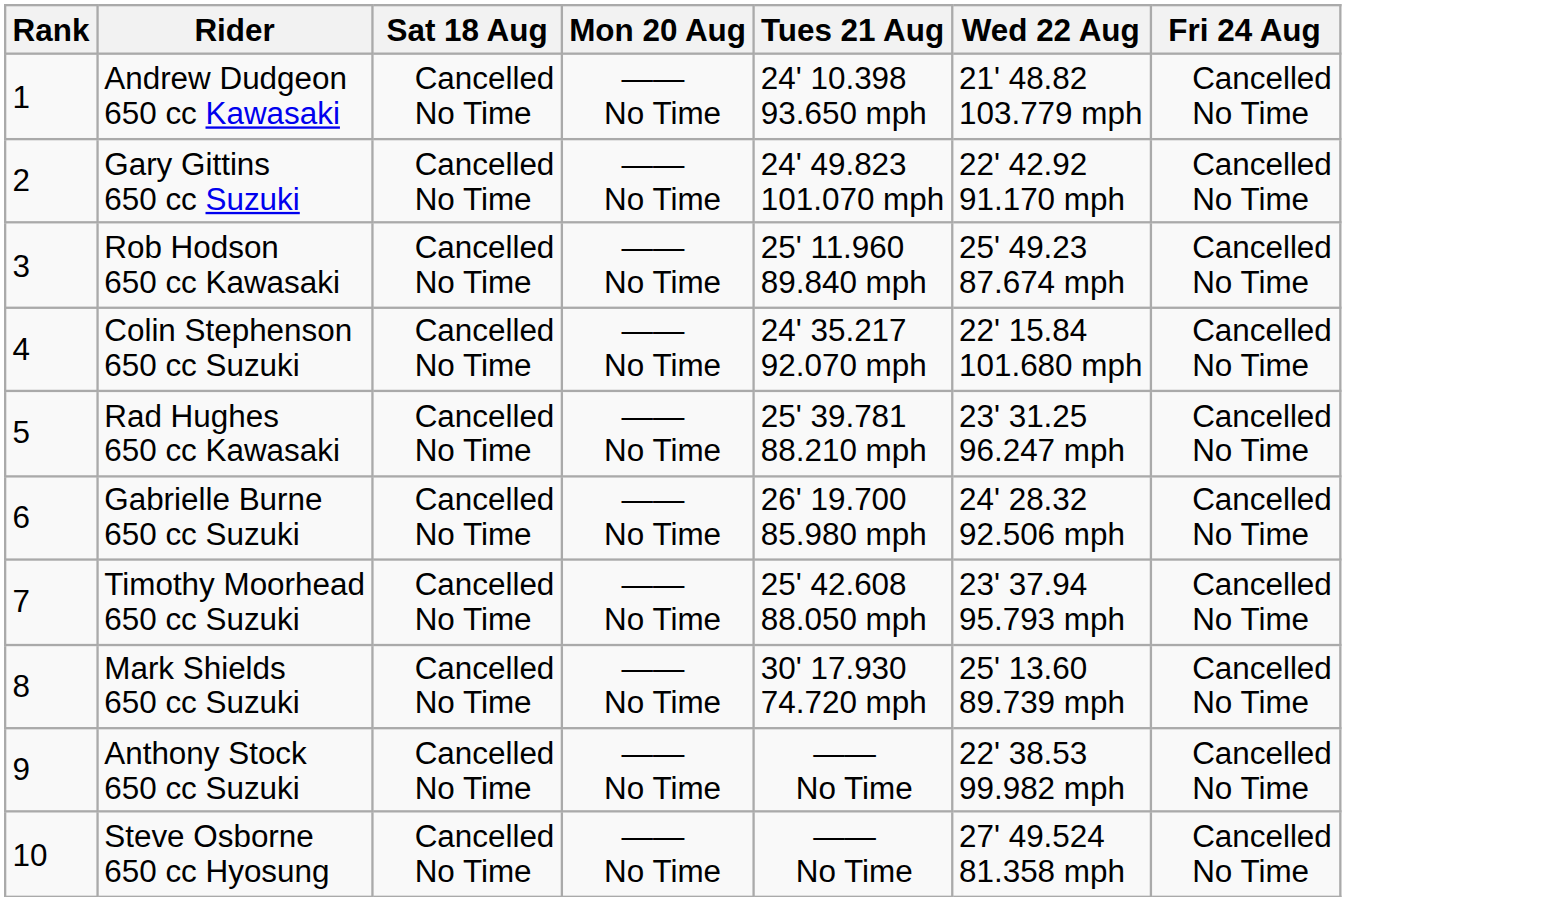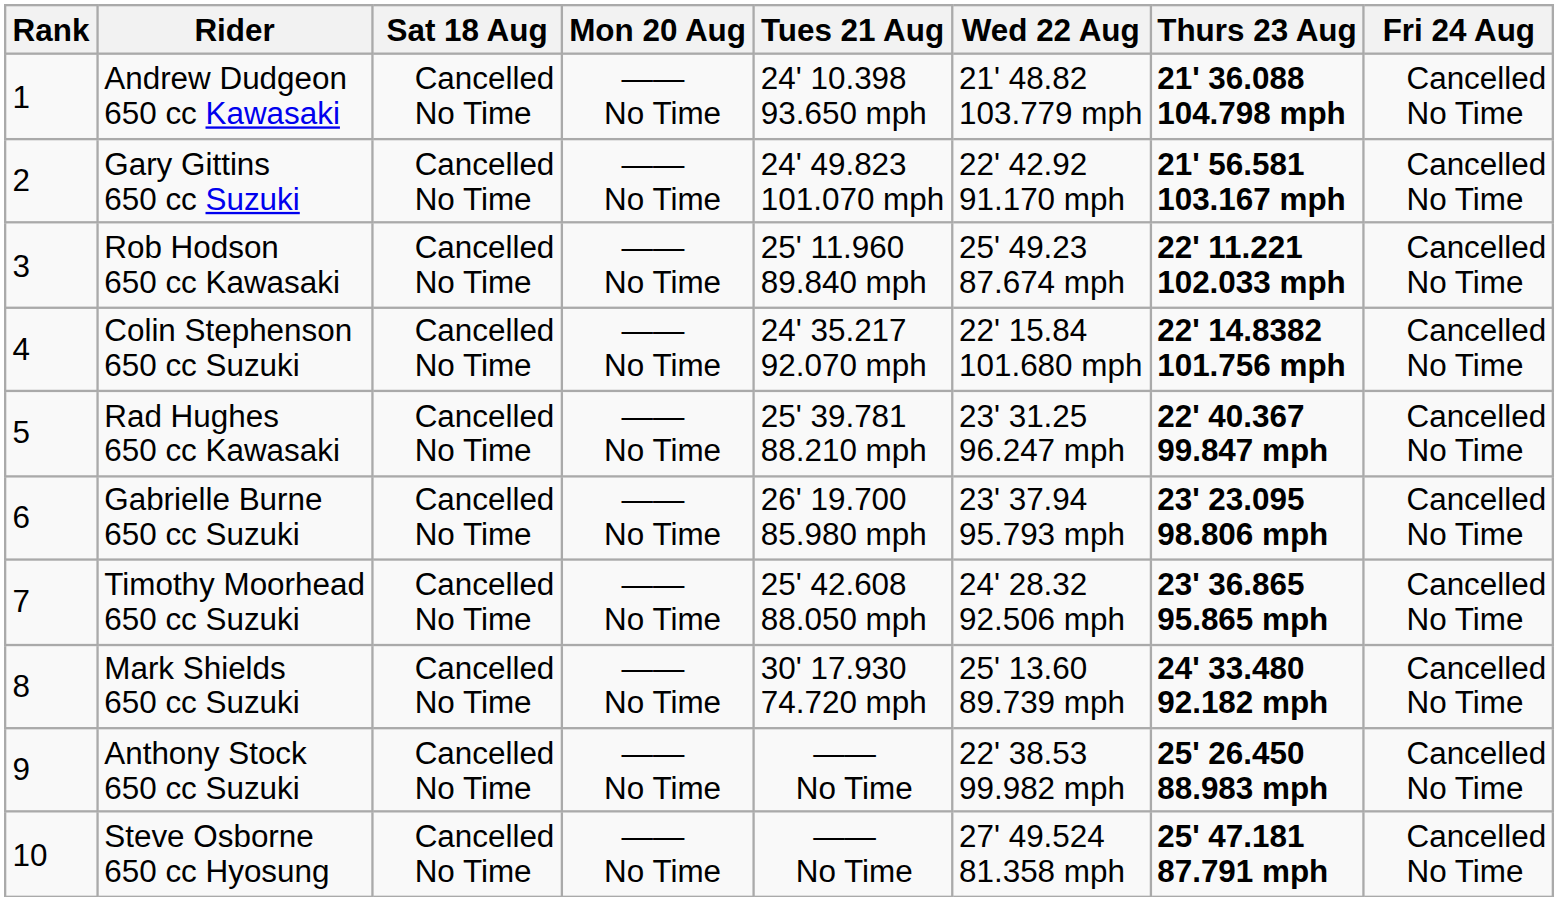+ column: (1257, 30)
(1042, 517) 24' 28.32 92.506 mph -> (1042, 517) 23' 37.94 95.793 mph
(1042, 601) 23' 37.94 95.793 mph -> (1042, 601) 24' 28.32 92.506 mph
